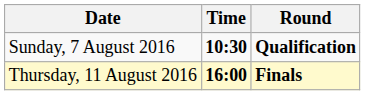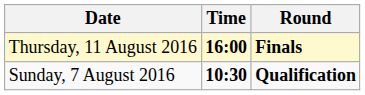rows swapped: (92, 47) <-> (103, 75)
